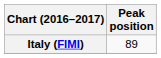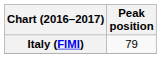(132, 44) 89 -> (132, 44) 79
